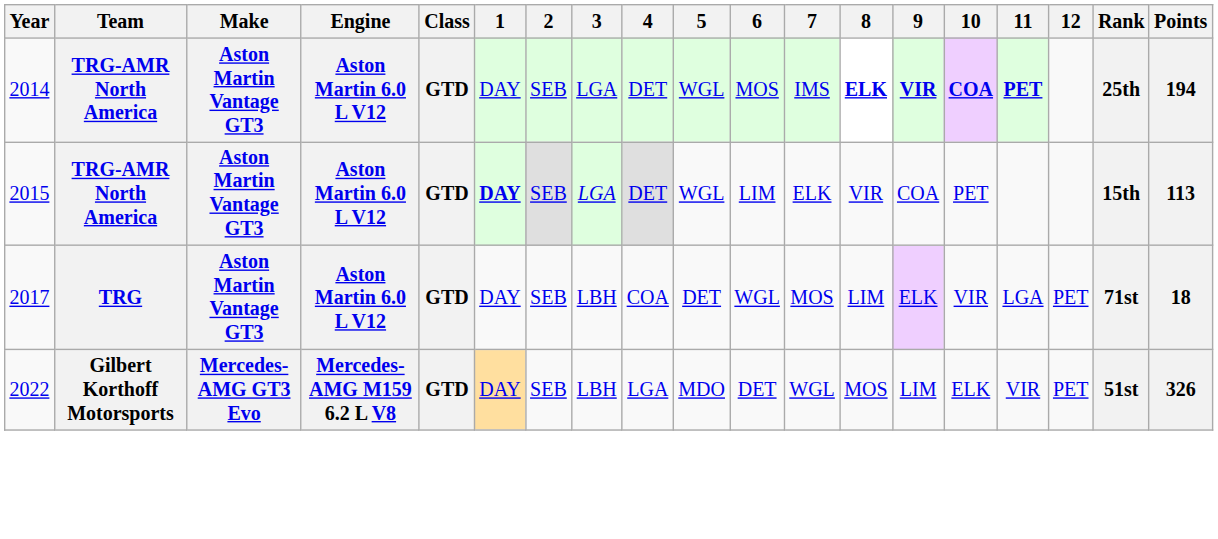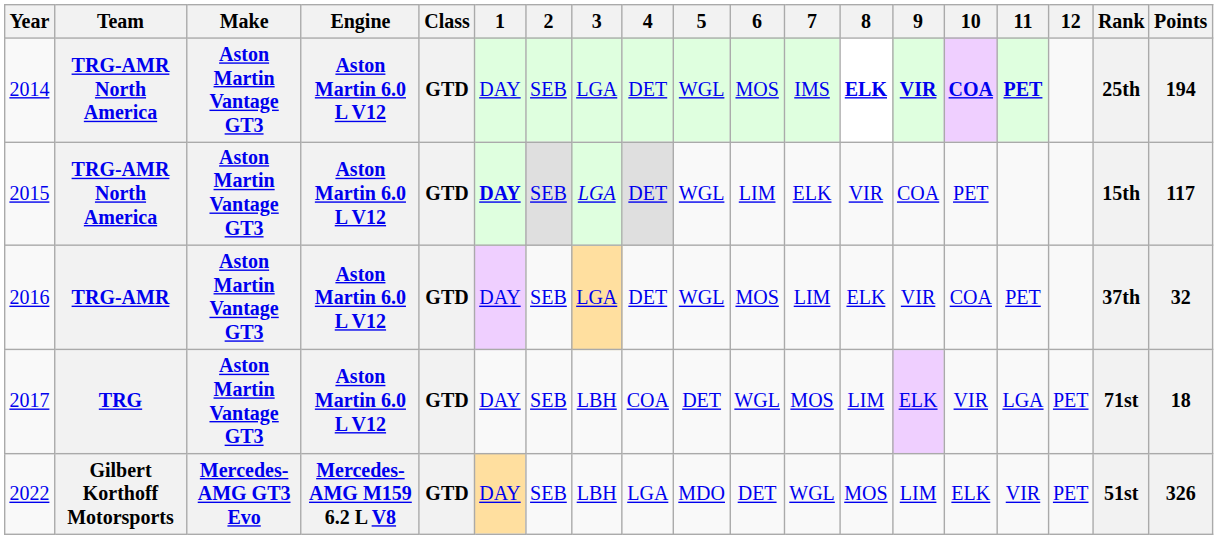(1181, 193) 113 -> (1181, 193) 117
+ row: (29, 297)
